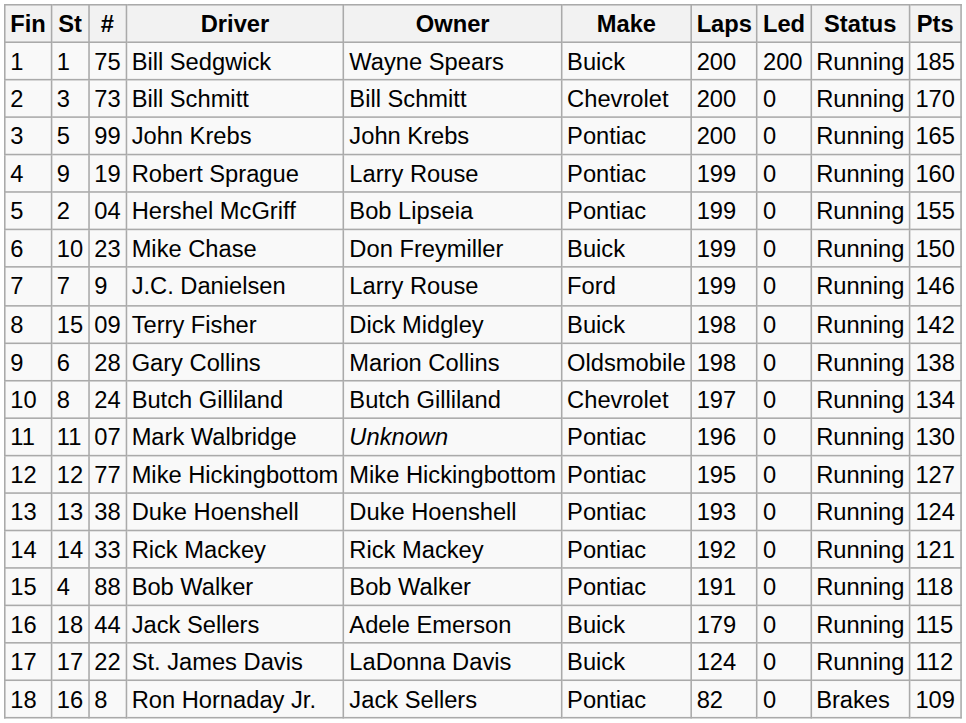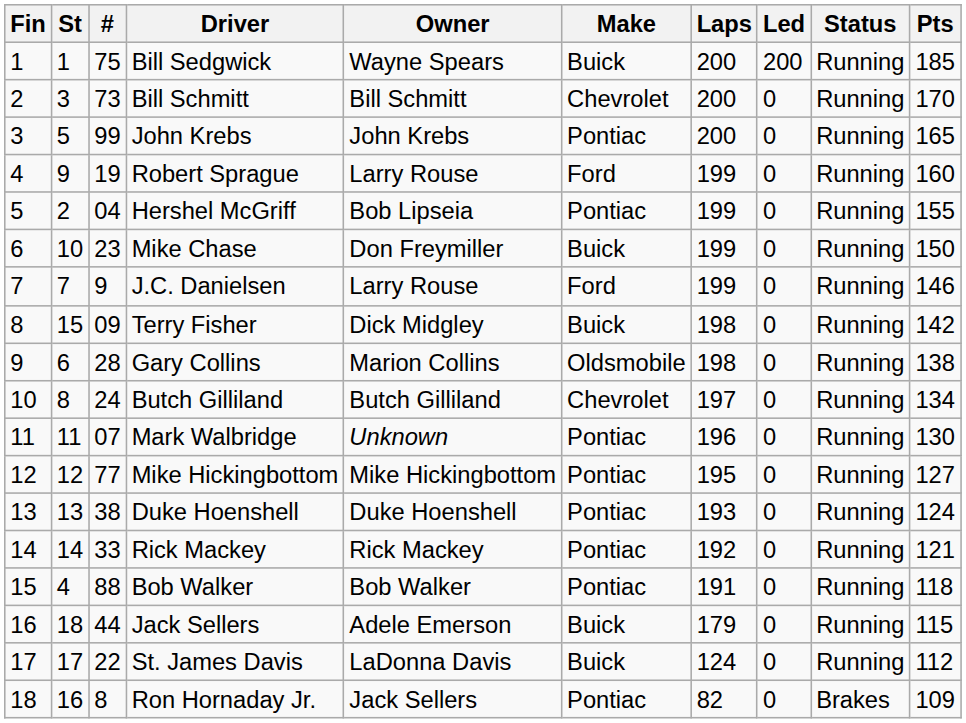(607, 174) Pontiac -> (591, 174) Ford
